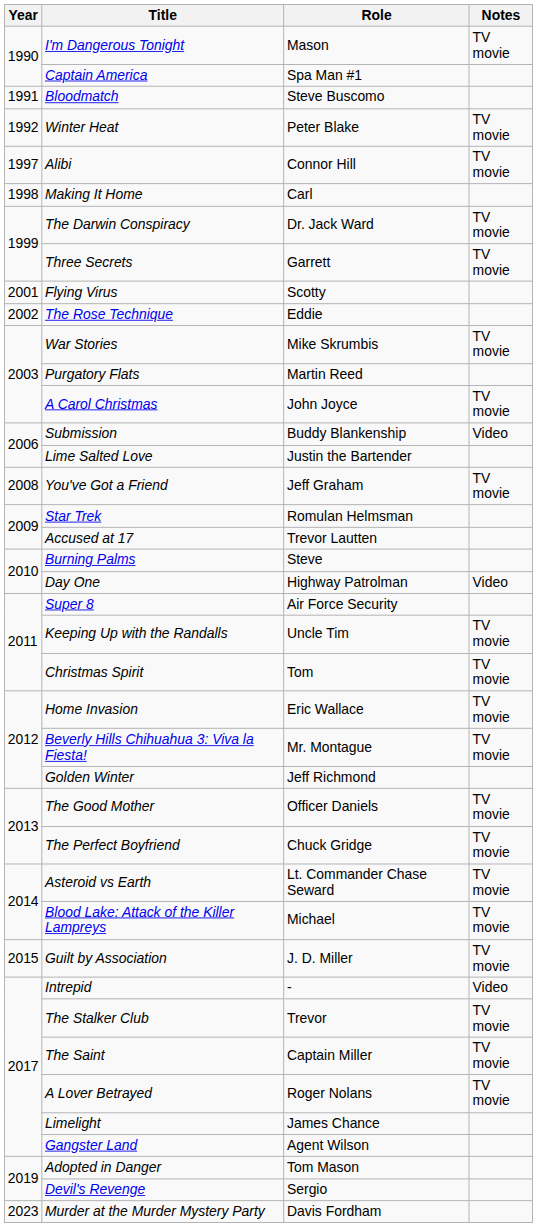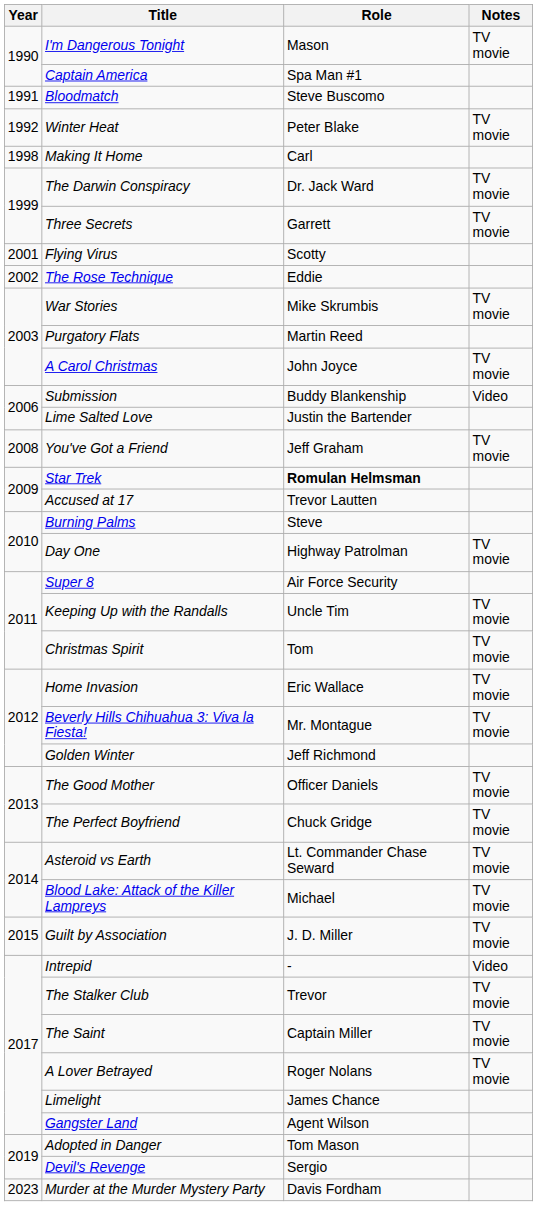- row: (58, 165)
(350, 516) normal -> (354, 478) bold
(490, 582) Video -> (491, 552) TV movie
